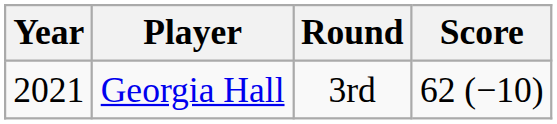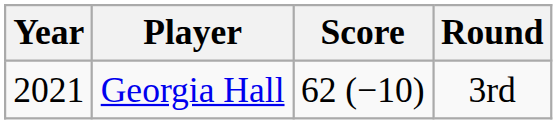columns swapped: (482, 32) <-> (352, 32)
